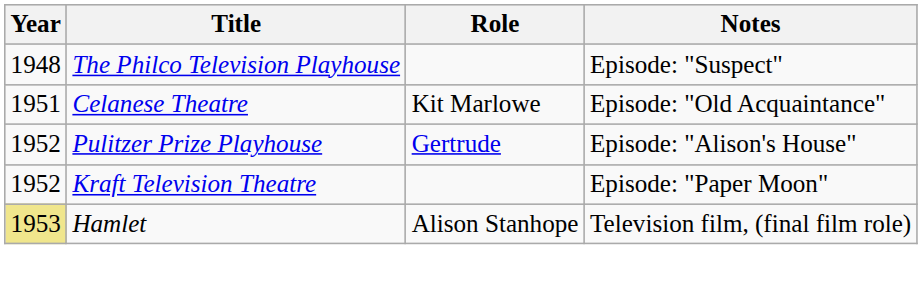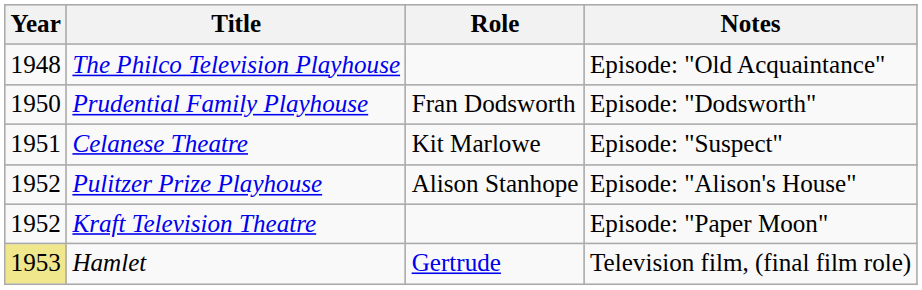(686, 64) Episode: "Suspect" -> (738, 64) Episode: "Old Acquaintance"
+ row: (220, 104)
(738, 104) Episode: "Old Acquaintance" -> (686, 143) Episode: "Suspect"
(456, 143) Gertrude -> (495, 183) Alison Stanhope
(495, 223) Alison Stanhope -> (456, 263) Gertrude
